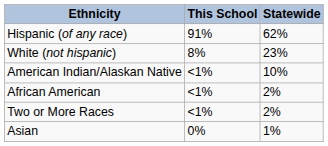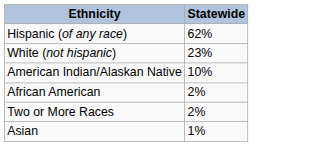- column: (222, 14)
